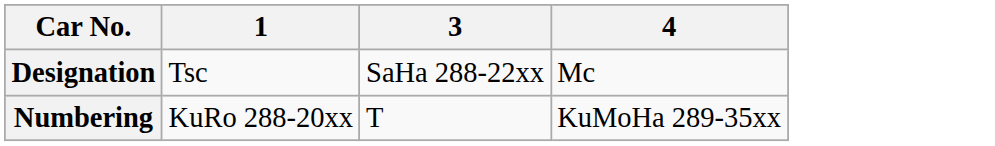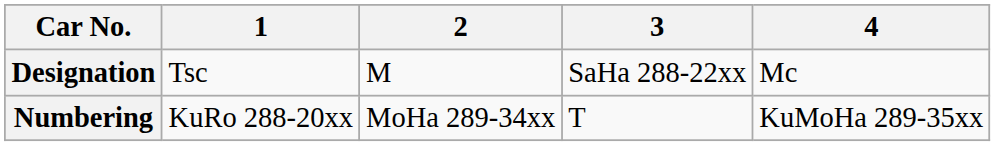+ column: (461, 27)
